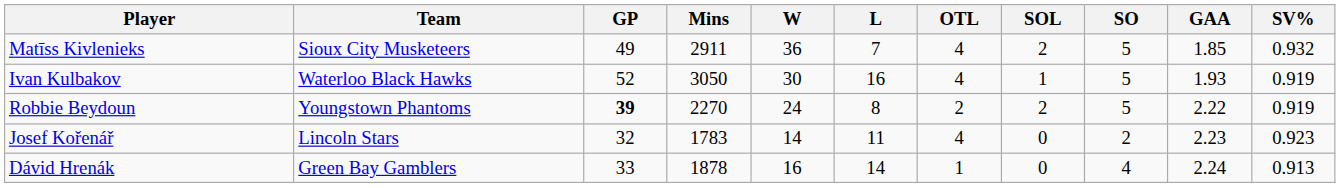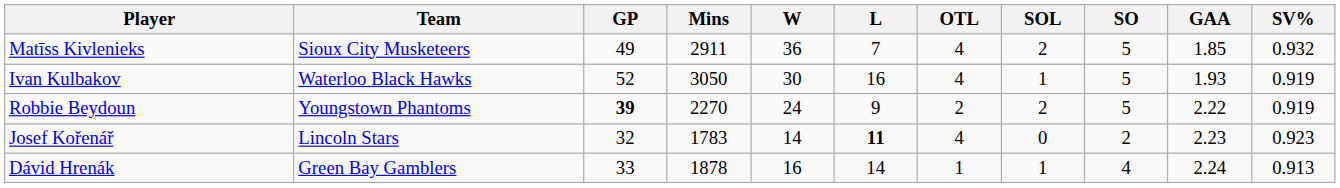(876, 108) 8 -> (876, 108) 9
(876, 138) normal -> (876, 138) bold
(1043, 167) 0 -> (1043, 167) 1
